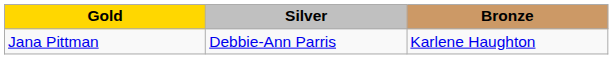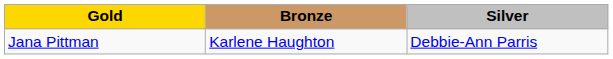columns swapped: (306, 16) <-> (507, 16)
